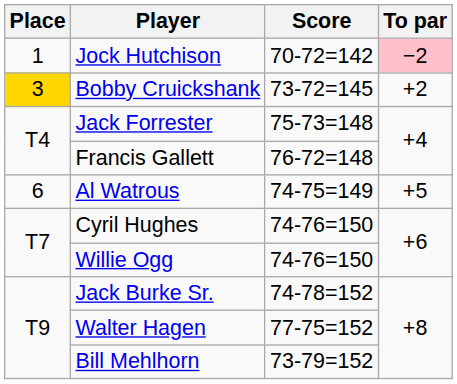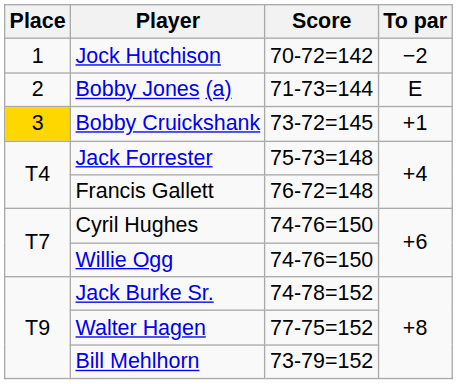(415, 55) pink background -> (415, 55) no background
+ row: (154, 89)
(415, 89) +2 -> (415, 123) +1
- row: (128, 191)
